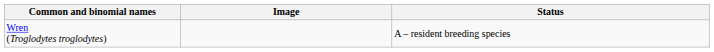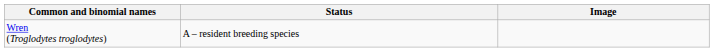columns swapped: (286, 12) <-> (550, 12)
